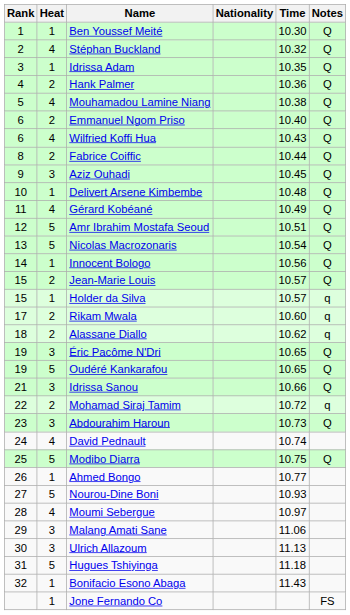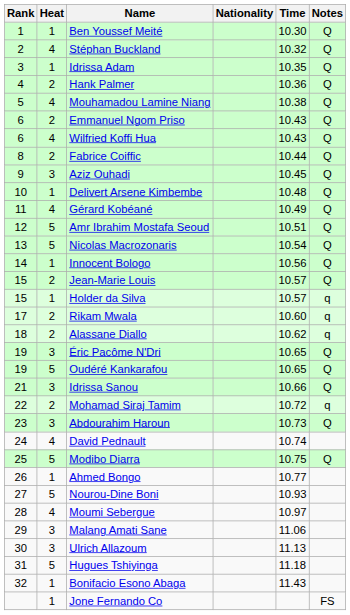(292, 120) 10.40 -> (292, 120) 10.43
